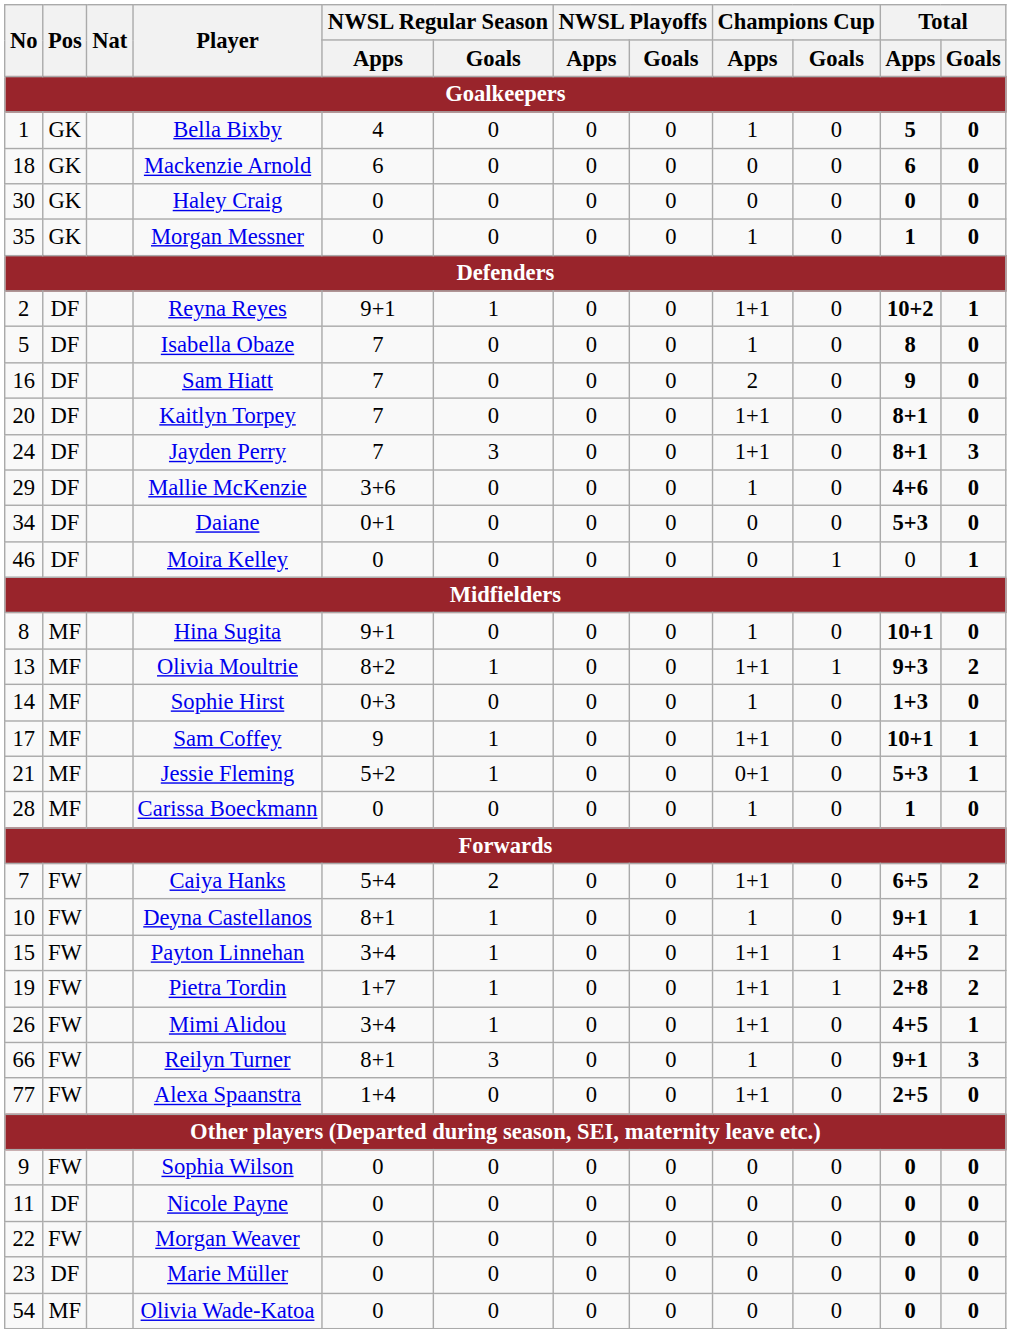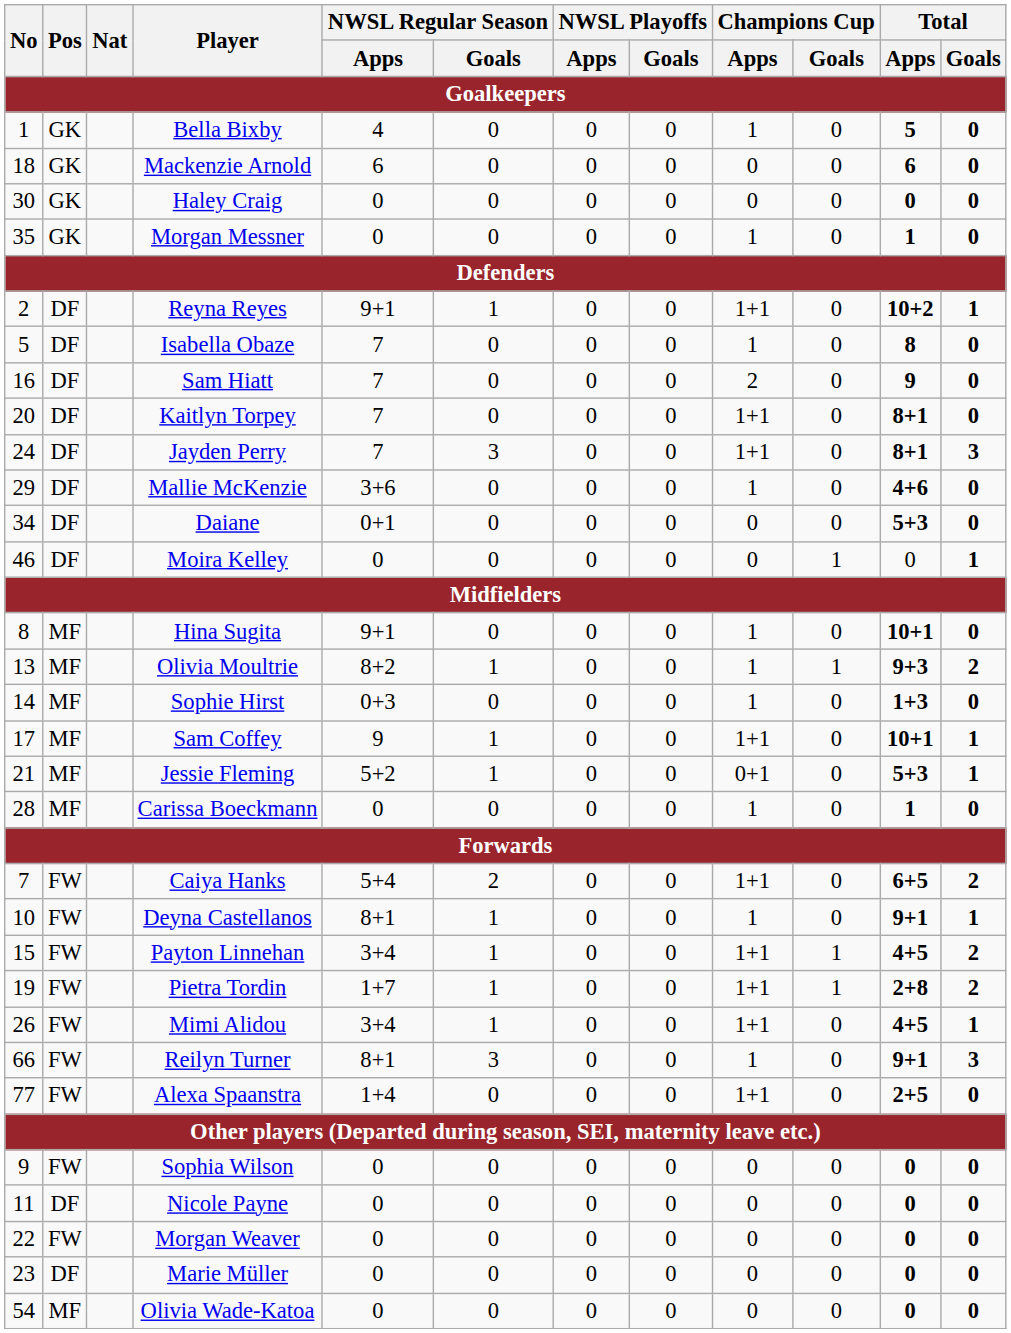(752, 666) 1+1 -> (752, 666) 1
